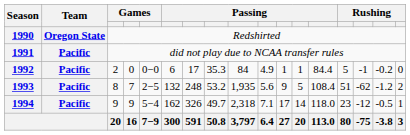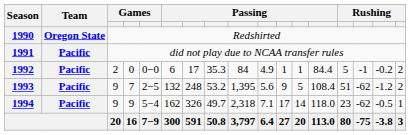(400, 69) 0 -> (400, 69) 2
(116, 87) 8 -> (116, 87) 9
(243, 87) 1,935 -> (243, 87) 1,395
(363, 104) -12 -> (363, 104) -62
